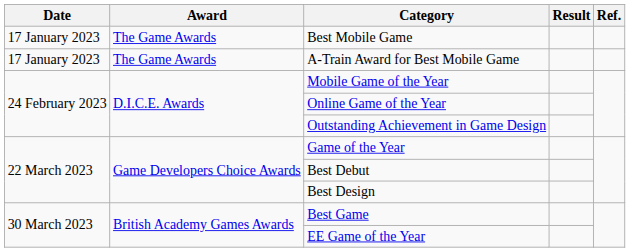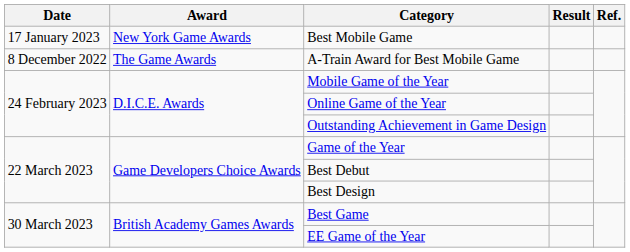(165, 37) The Game Awards -> (182, 37) New York Game Awards
(54, 59) 17 January 2023 -> (57, 59) 8 December 2022
